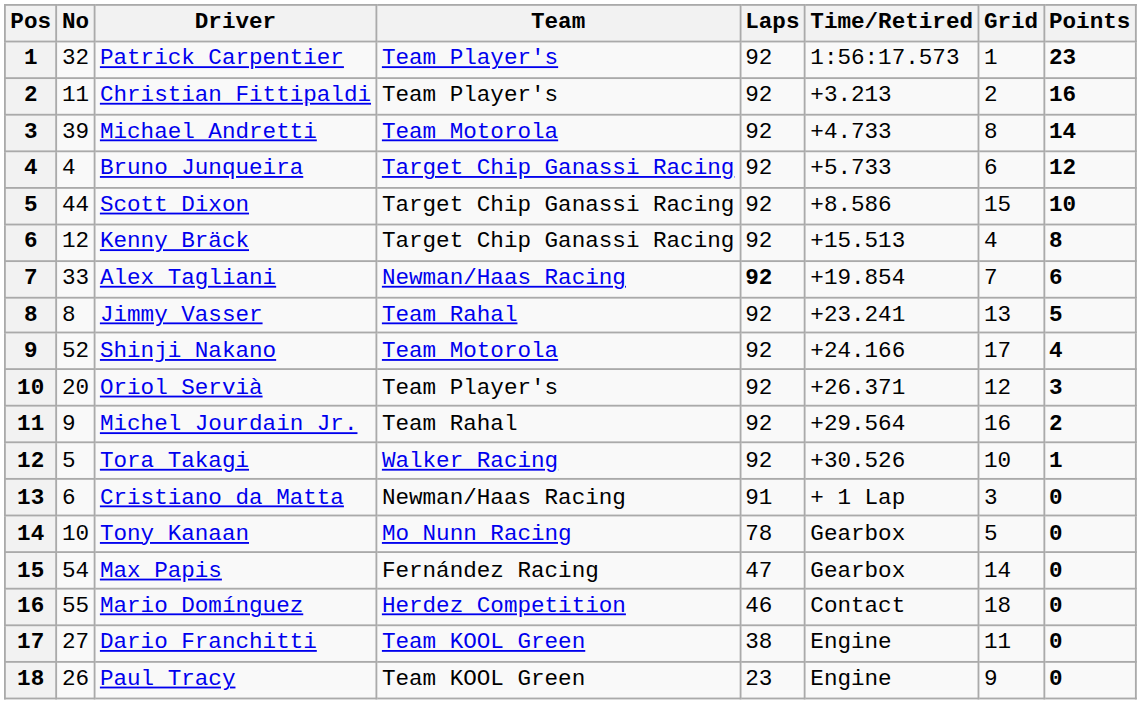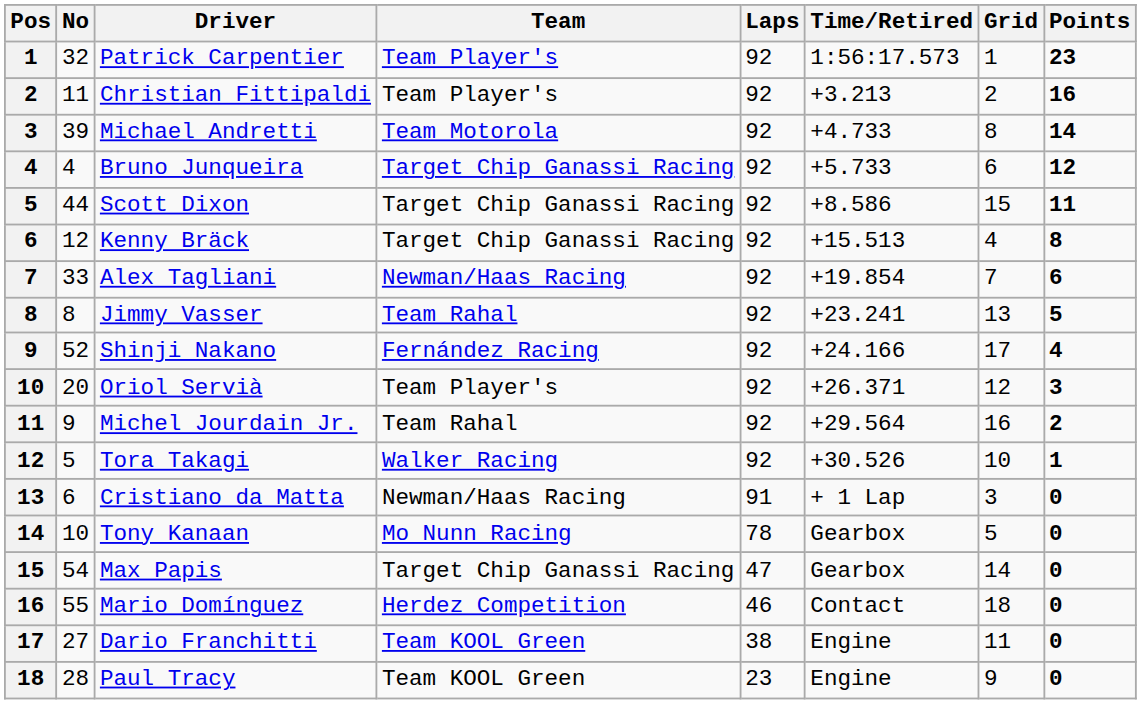(1063, 206) 10 -> (1063, 206) 11
(759, 279) bold -> (759, 279) normal
(470, 352) Team Motorola -> (490, 352) Fernández Racing
(490, 571) Fernández Racing -> (558, 571) Target Chip Ganassi Racing
(75, 680) 26 -> (75, 680) 28
